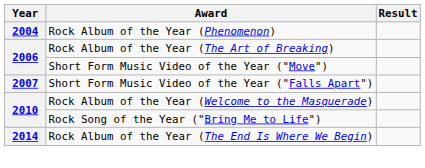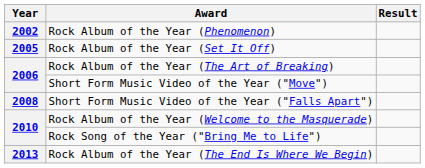(25, 31) 2004 -> (25, 31) 2002
+ row: (162, 48)
(25, 84) 2007 -> (25, 101) 2008
(25, 136) 2014 -> (25, 154) 2013
